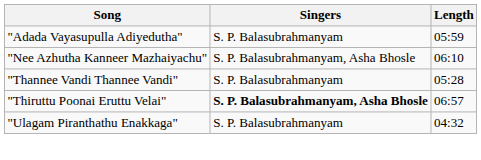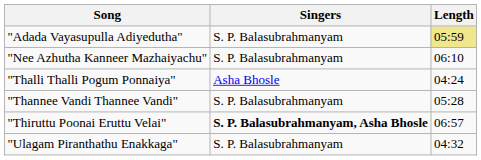(449, 37) no background -> (449, 37) khaki background
(314, 58) S. P. Balasubrahmanyam, Asha Bhosle -> (278, 58) S. P. Balasubrahmanyam
+ row: (92, 80)
